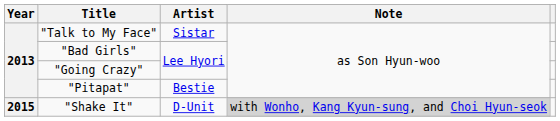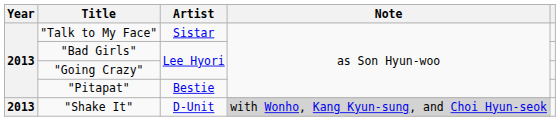(21, 107) 2015 -> (21, 107) 2013
